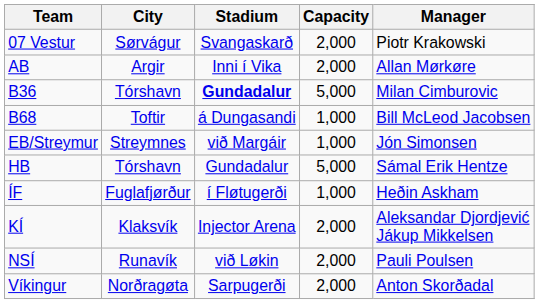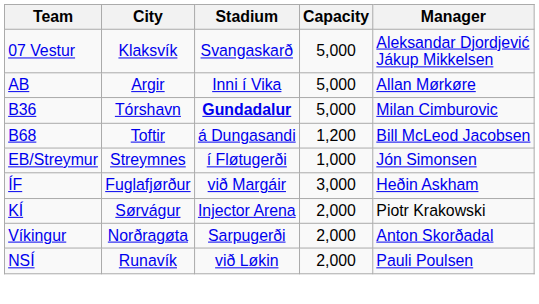(148, 42) Sørvágur -> (148, 51) Klaksvík
(336, 42) 2,000 -> (336, 51) 5,000
(431, 42) Piotr Krakowski -> (453, 51) Aleksandar Djordjević Jákup Mikkelsen
(336, 67) 2,000 -> (336, 85) 5,000
(336, 117) 1,000 -> (336, 135) 1,200
(247, 142) við Margáir -> (247, 160) í Fløtugerði
- row: (19, 167)
(247, 192) í Fløtugerði -> (247, 185) við Margáir
(336, 192) 1,000 -> (336, 185) 3,000
(148, 226) Klaksvík -> (148, 210) Sørvágur
(453, 226) Aleksandar Djordjević Jákup Mikkelsen -> (431, 210) Piotr Krakowski
rows swapped: (21, 260) <-> (37, 286)
